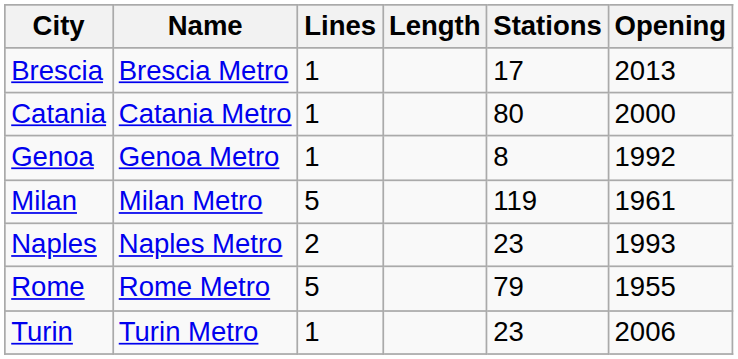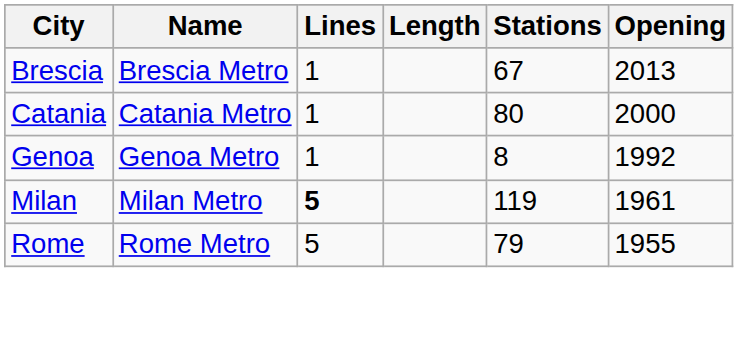(509, 69) 17 -> (509, 69) 67
(312, 200) normal -> (312, 200) bold
- row: (54, 244)
- row: (42, 331)
